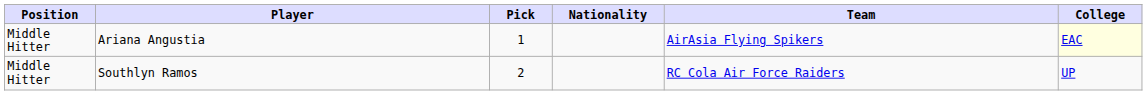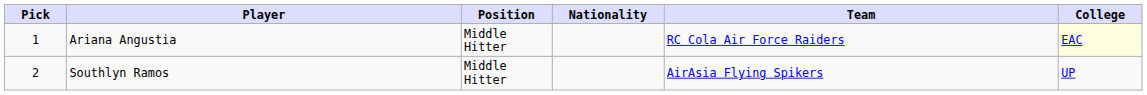columns swapped: (521, 14) <-> (50, 14)
(745, 40) AirAsia Flying Spikers -> (756, 40) RC Cola Air Force Raiders
(756, 73) RC Cola Air Force Raiders -> (745, 73) AirAsia Flying Spikers
